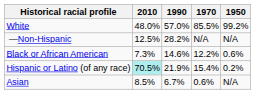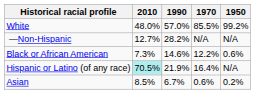(147, 40) 12.5% -> (147, 40) 12.7%
(206, 68) 15.4% -> (206, 68) 16.4%
(233, 68) 0.2% -> (230, 68) N/A
(230, 82) N/A -> (233, 82) 0.2%
